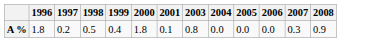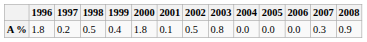+ column: (195, 12)
